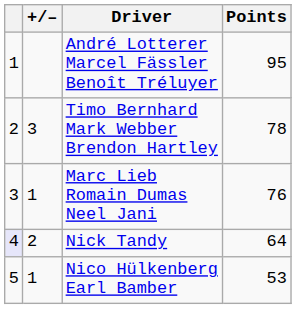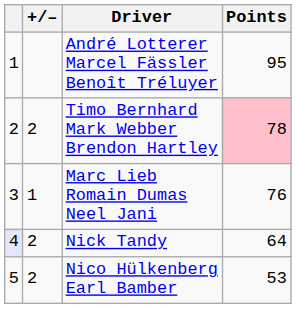(32, 131) 3 -> (32, 131) 2
(277, 131) no background -> (277, 131) pink background
(32, 280) 1 -> (32, 280) 2
